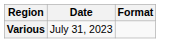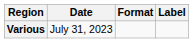+ column: (172, 12)
